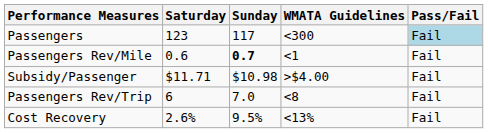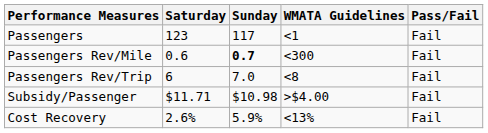(299, 35) <300 -> (291, 35) <1
(426, 35) lightblue background -> (426, 35) no background
(291, 56) <1 -> (299, 56) <300
rows swapped: (80, 97) <-> (72, 76)
(247, 118) 9.5% -> (247, 118) 5.9%
